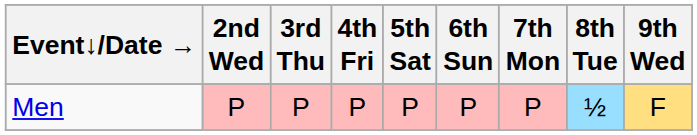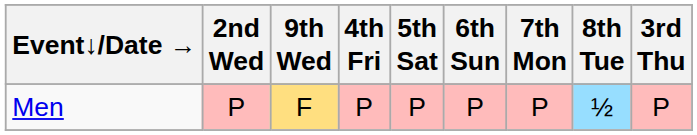columns swapped: (301, 44) <-> (658, 44)
